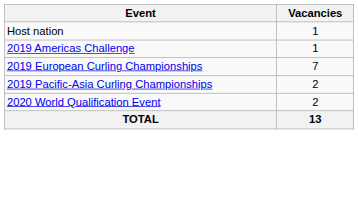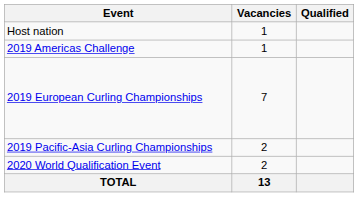+ column: (325, 13)
